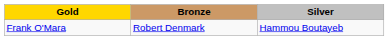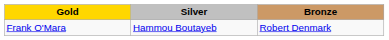columns swapped: (321, 12) <-> (194, 12)
